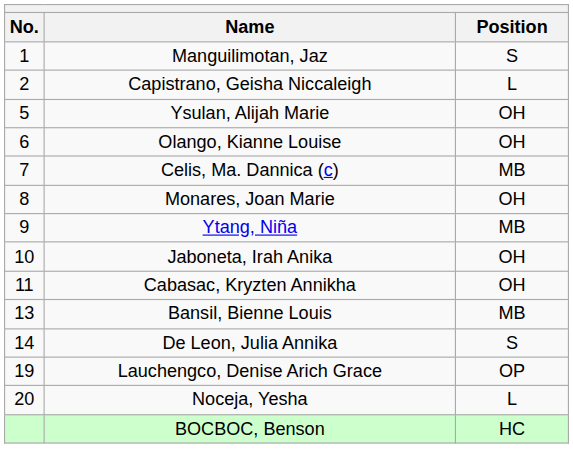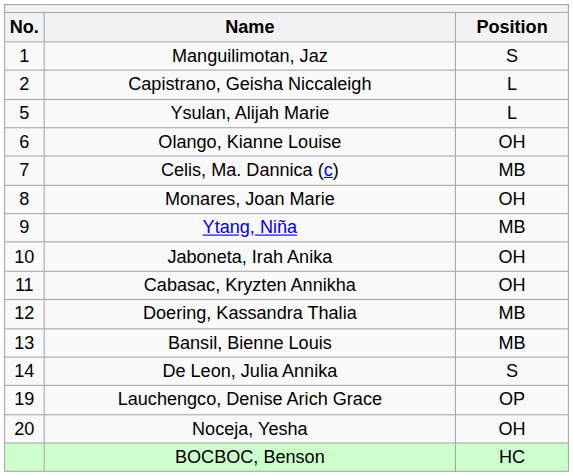(512, 113) OH -> (512, 113) L
+ row: (250, 313)
(512, 399) L -> (512, 428) OH
